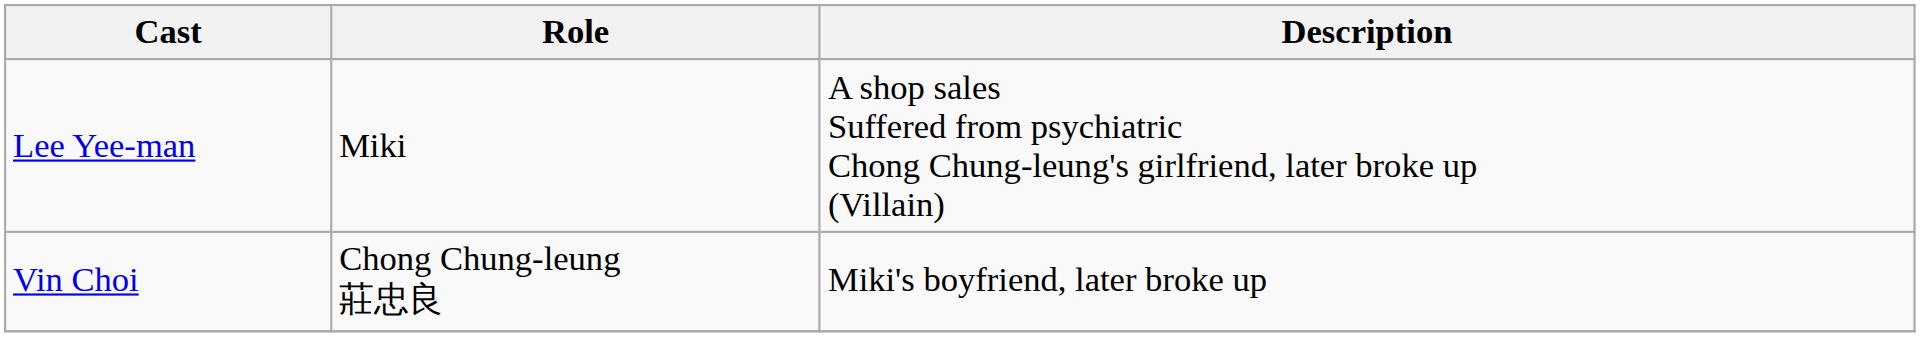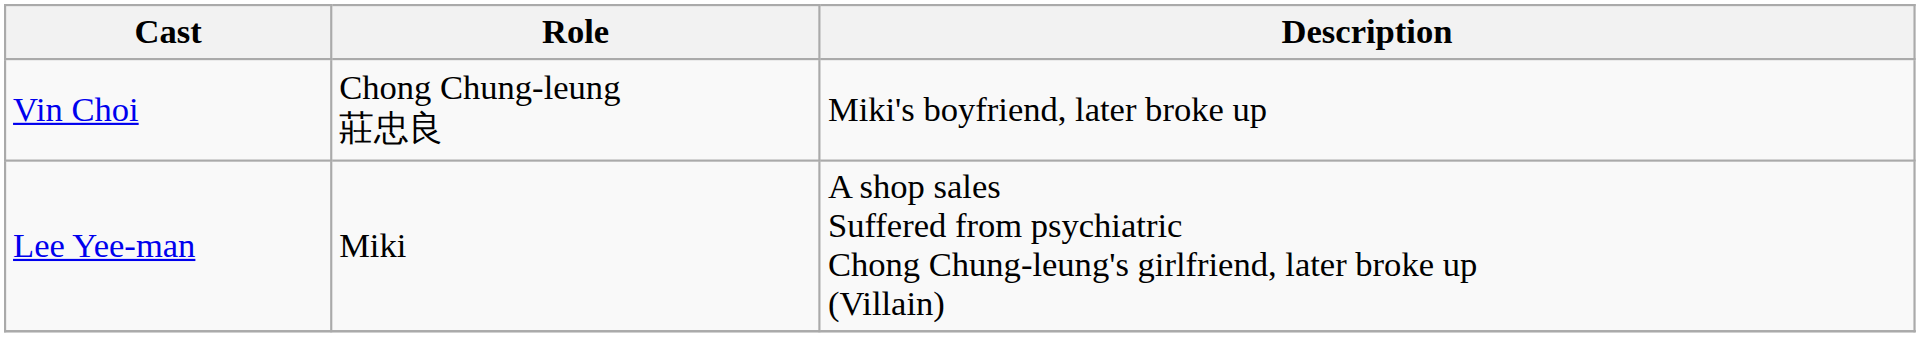rows swapped: (76, 280) <-> (104, 145)
